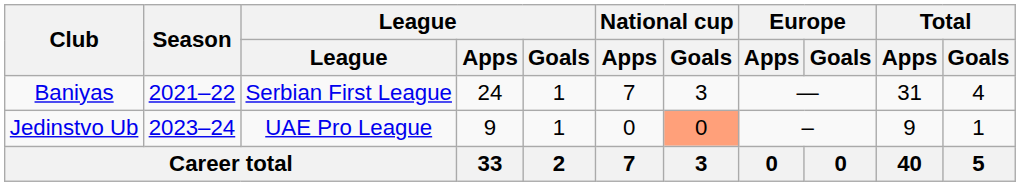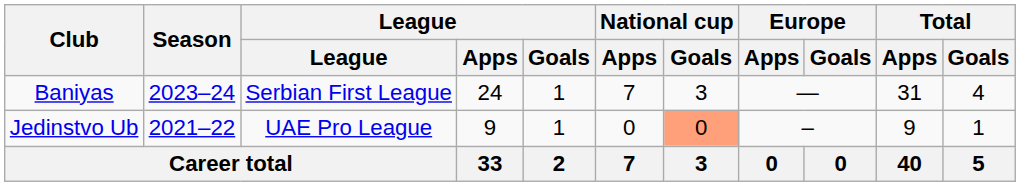(192, 92) 2021–22 -> (192, 92) 2023–24
(192, 127) 2023–24 -> (192, 127) 2021–22
